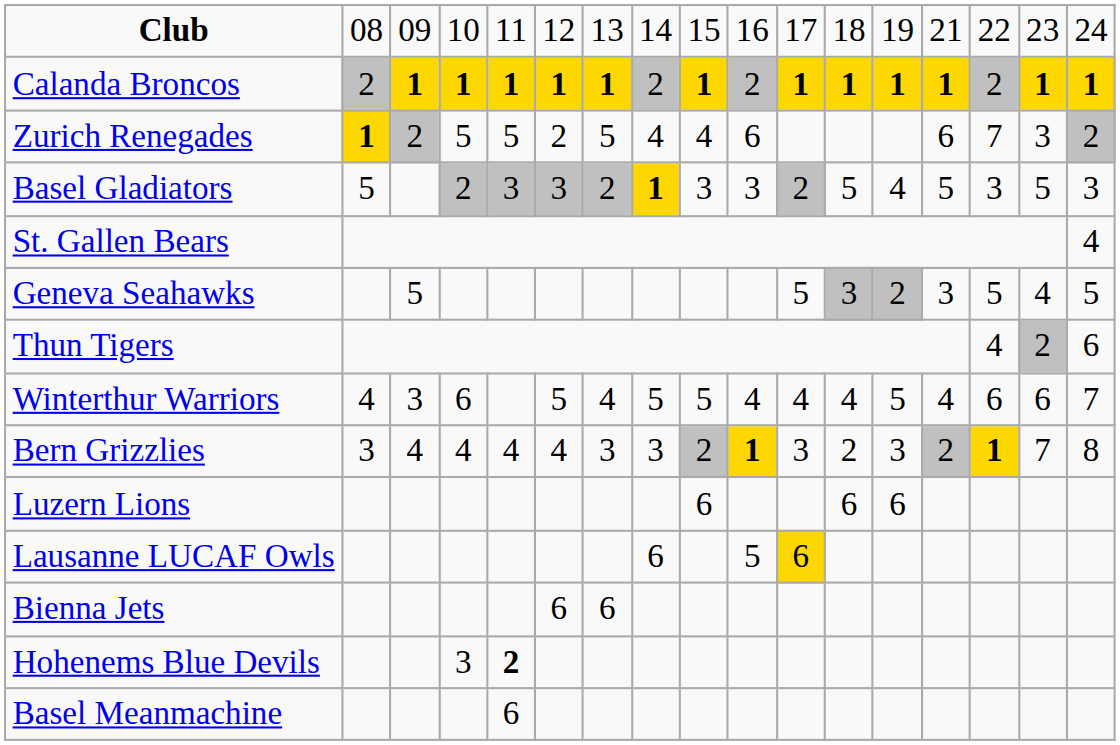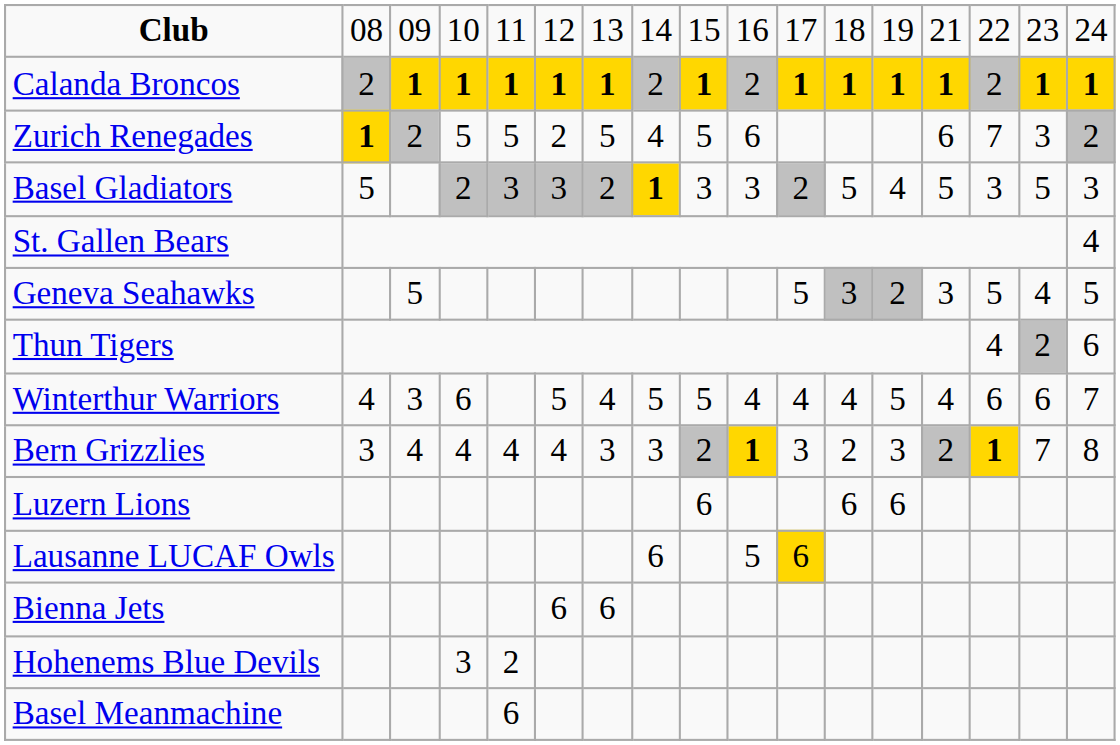(704, 135) 4 -> (704, 135) 5
(511, 661) bold -> (511, 661) normal
